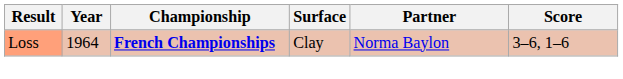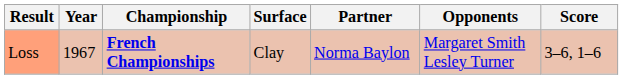+ column: (480, 17)
(82, 42) 1964 -> (79, 52) 1967
